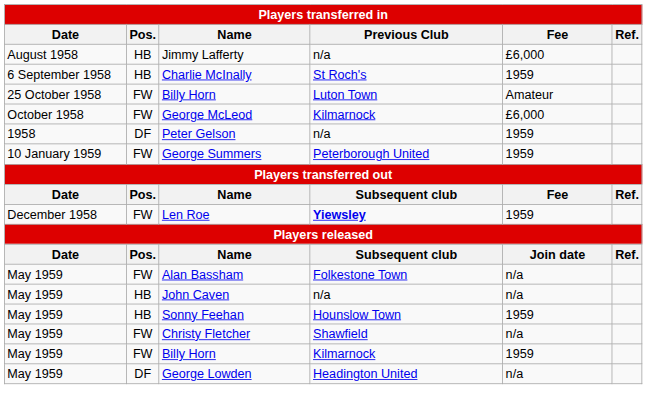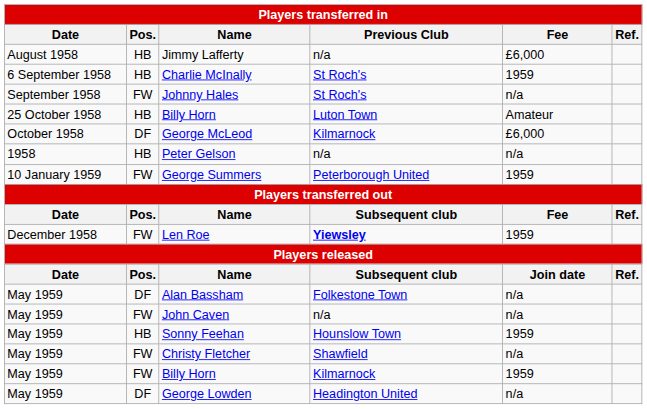+ row: (54, 94)
(143, 94) FW -> (143, 114) HB
(143, 114) FW -> (143, 134) DF
(143, 134) DF -> (143, 154) HB
(520, 134) 1959 -> (514, 154) n/a
(143, 274) FW -> (143, 294) DF
(143, 294) HB -> (143, 314) FW
